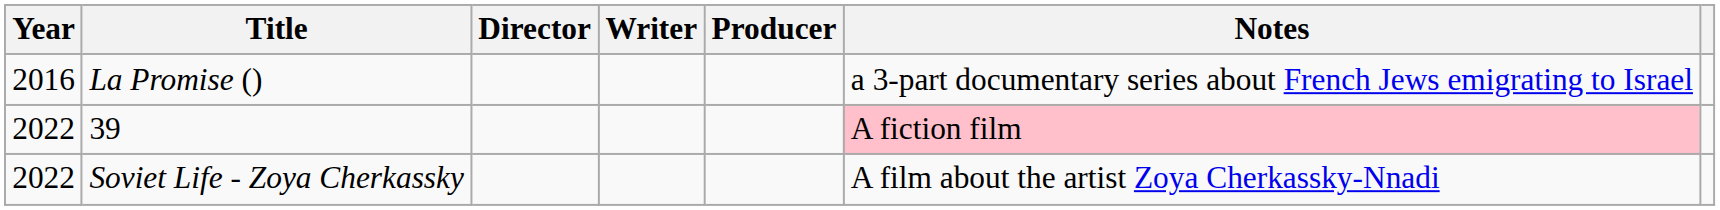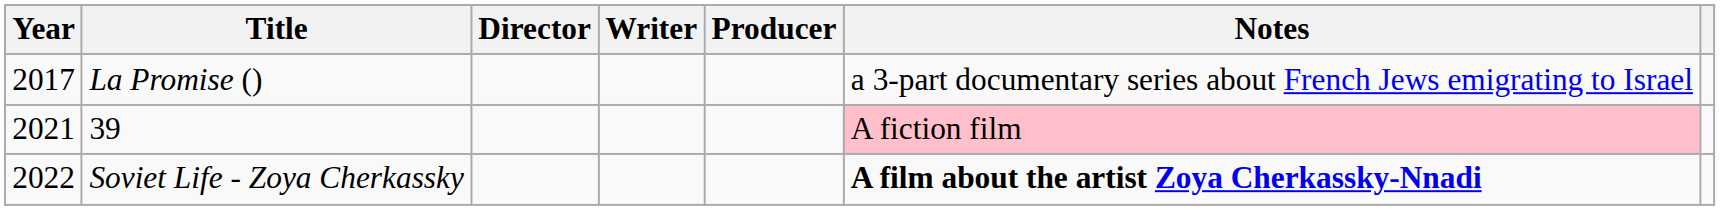(44, 79) 2016 -> (44, 79) 2017
(44, 128) 2022 -> (44, 128) 2021
(1145, 178) normal -> (1166, 178) bold
